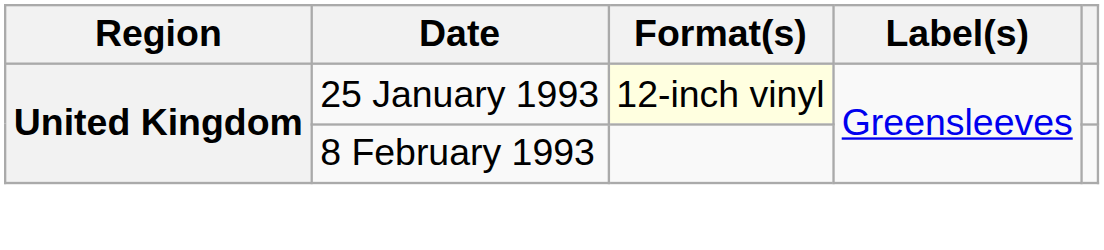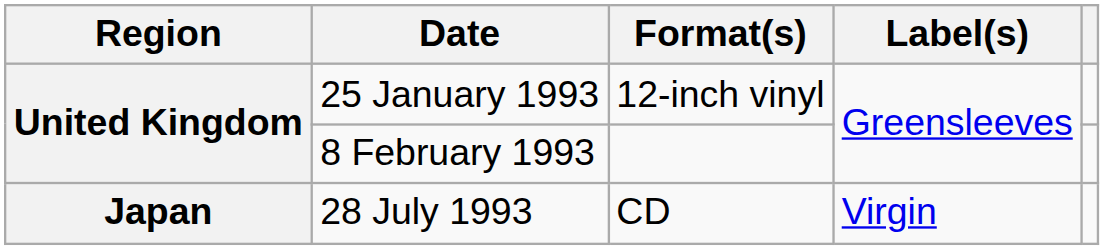(720, 93) lightyellow background -> (720, 93) no background
+ row: (426, 212)
